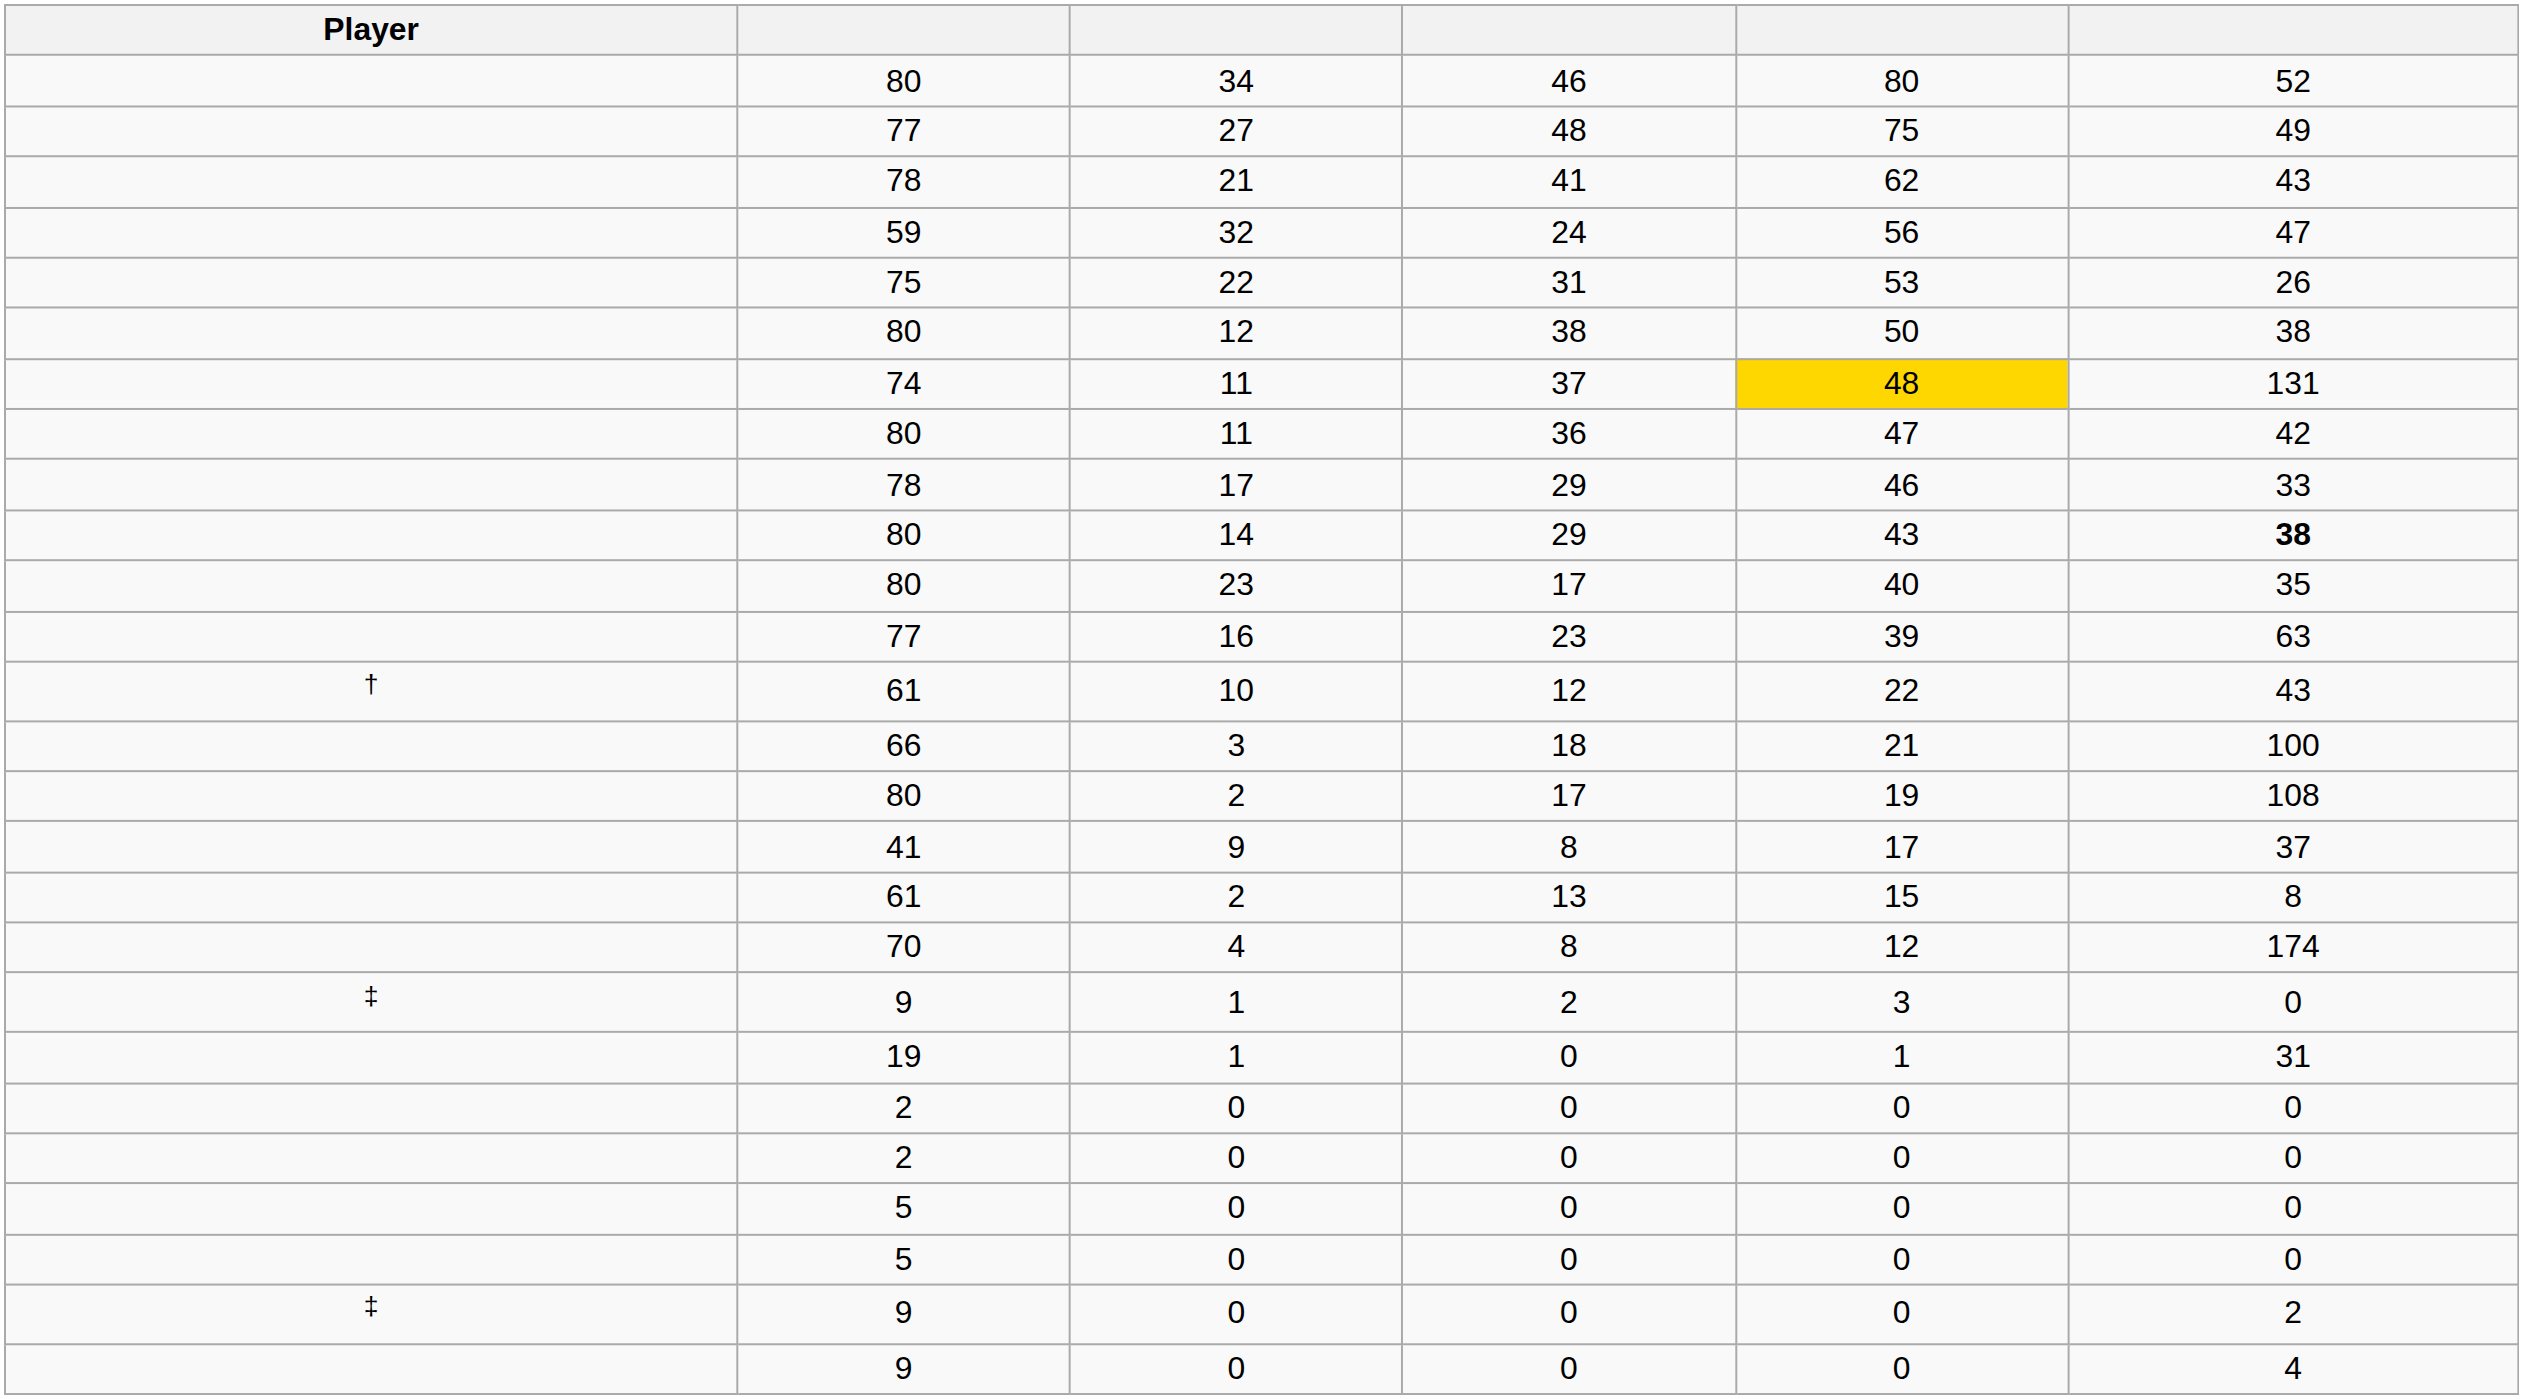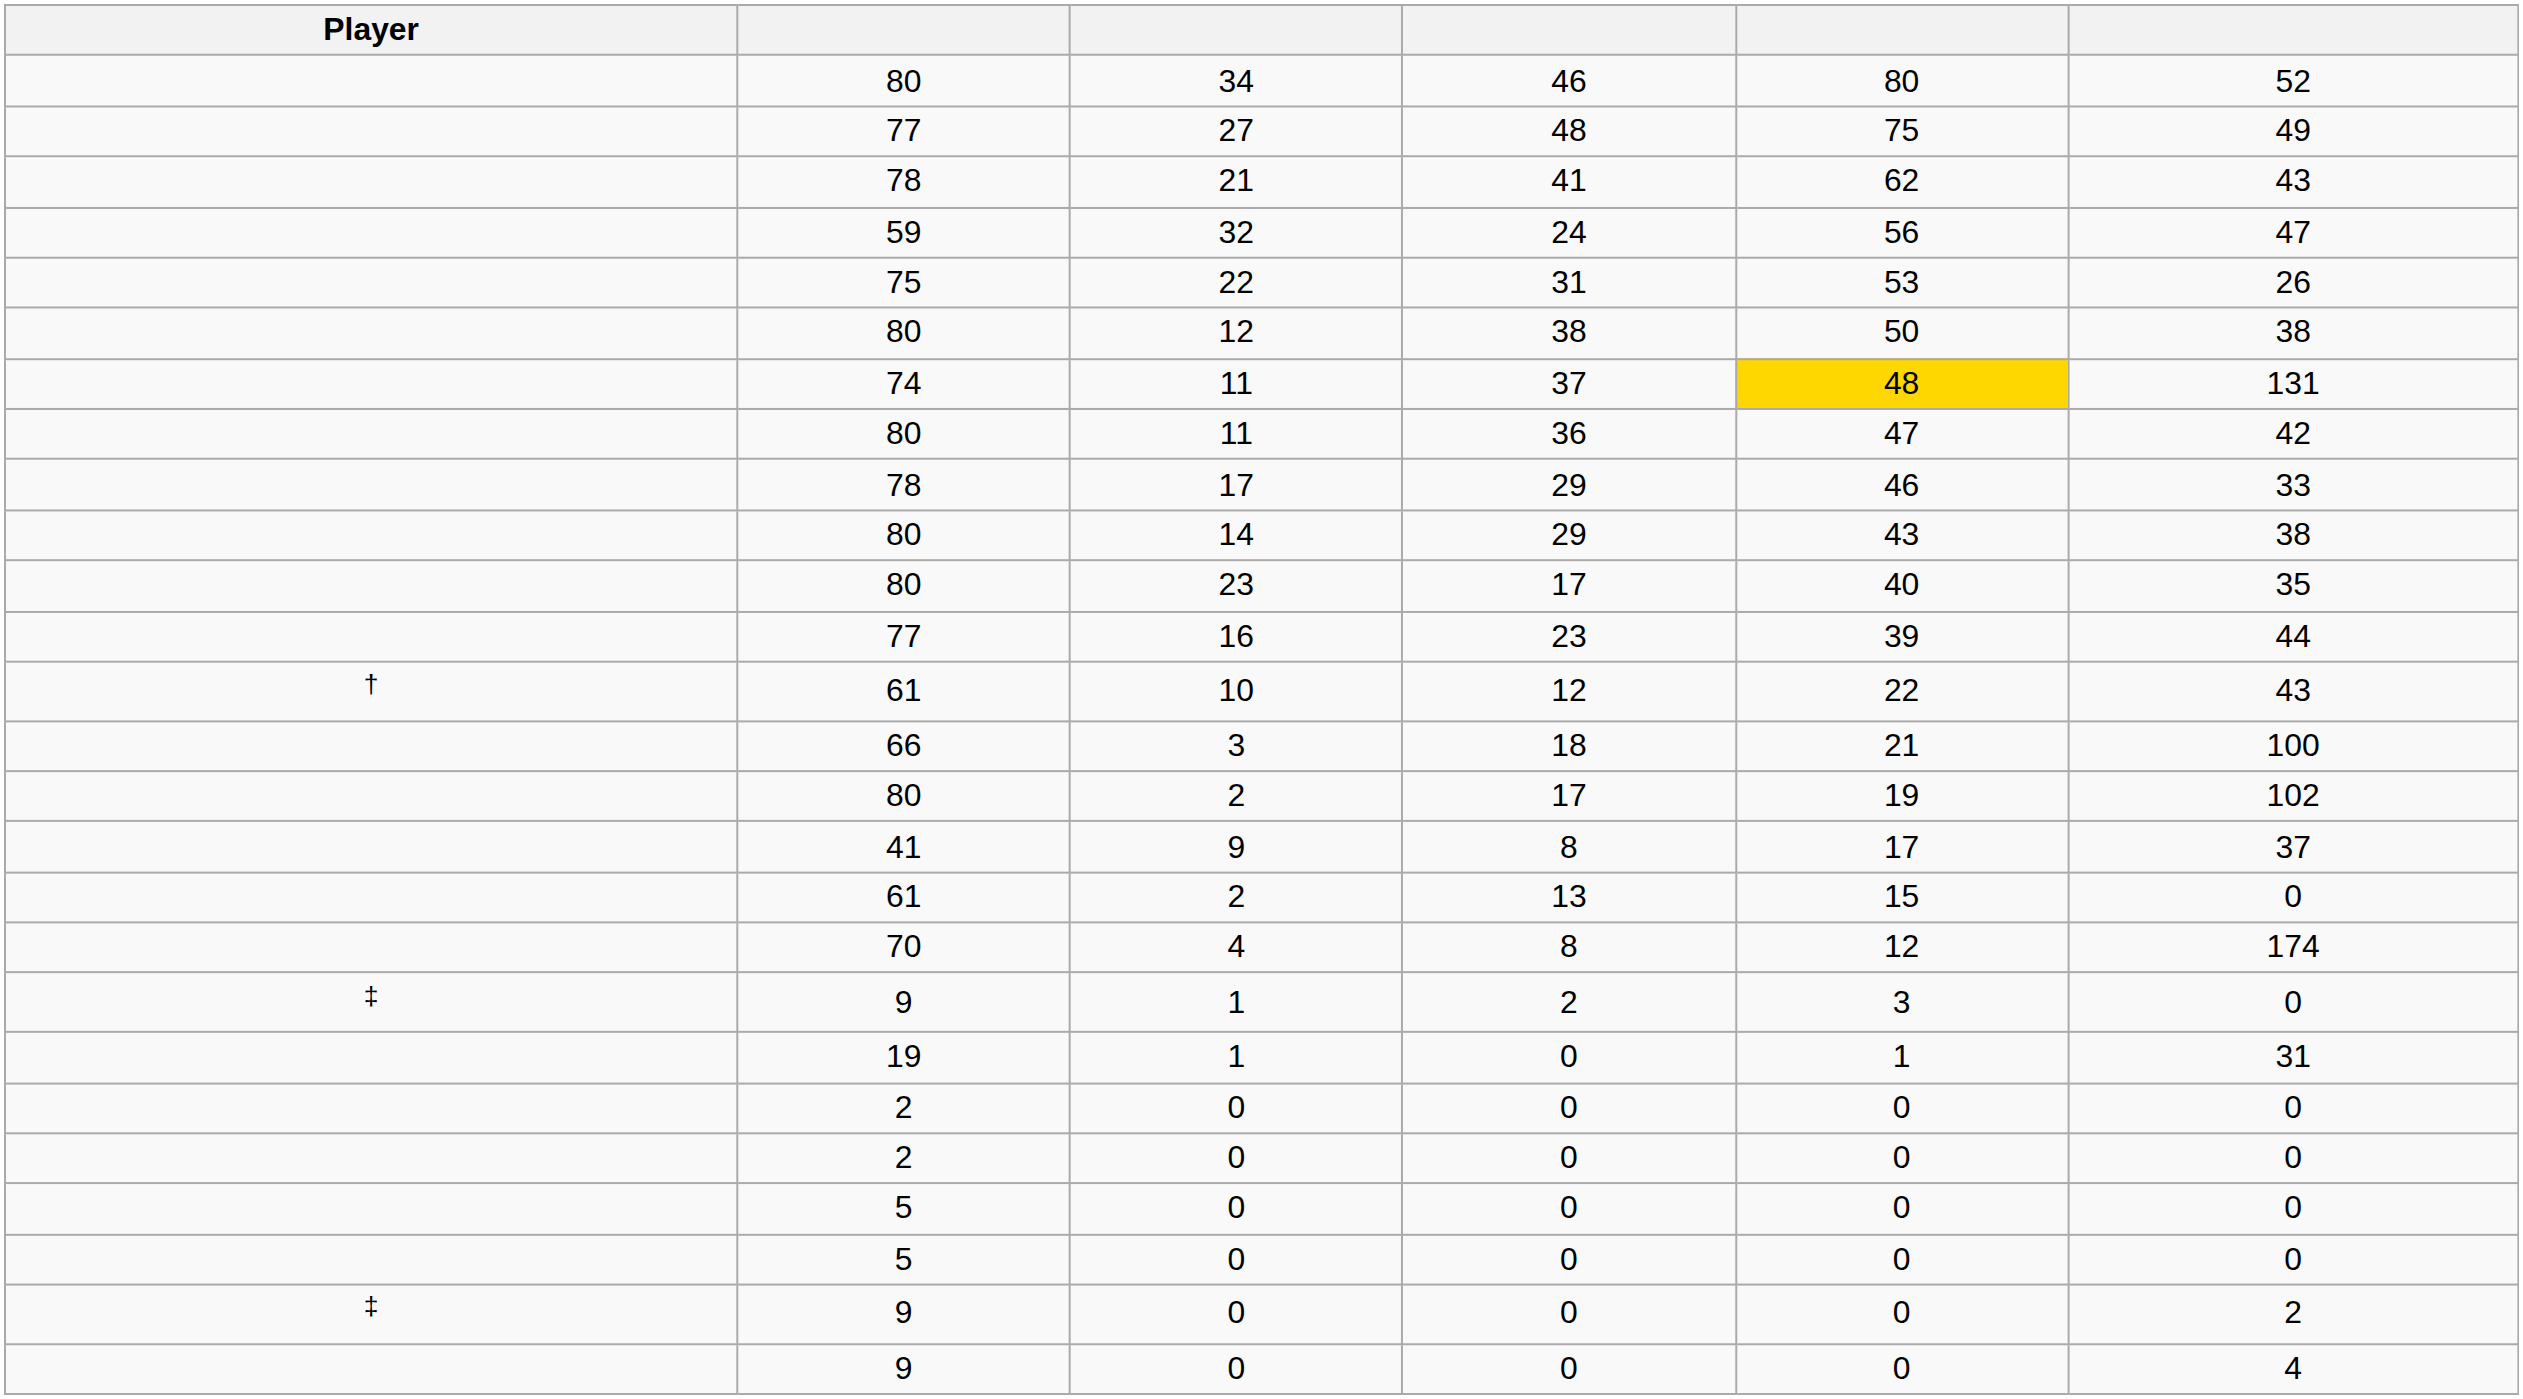(2293, 534) bold -> (2293, 534) normal
(2293, 635) 63 -> (2293, 635) 44
(2293, 795) 108 -> (2293, 795) 102
(2293, 896) 8 -> (2293, 896) 0
